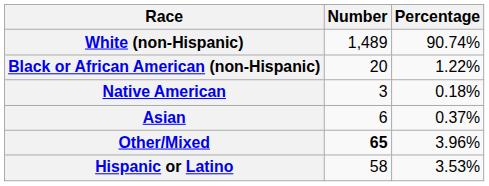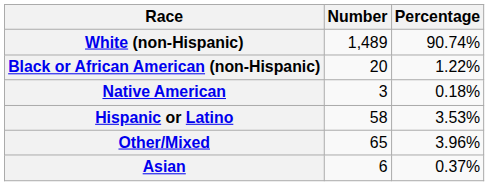rows swapped: (164, 117) <-> (164, 167)
(379, 142) bold -> (379, 142) normal
